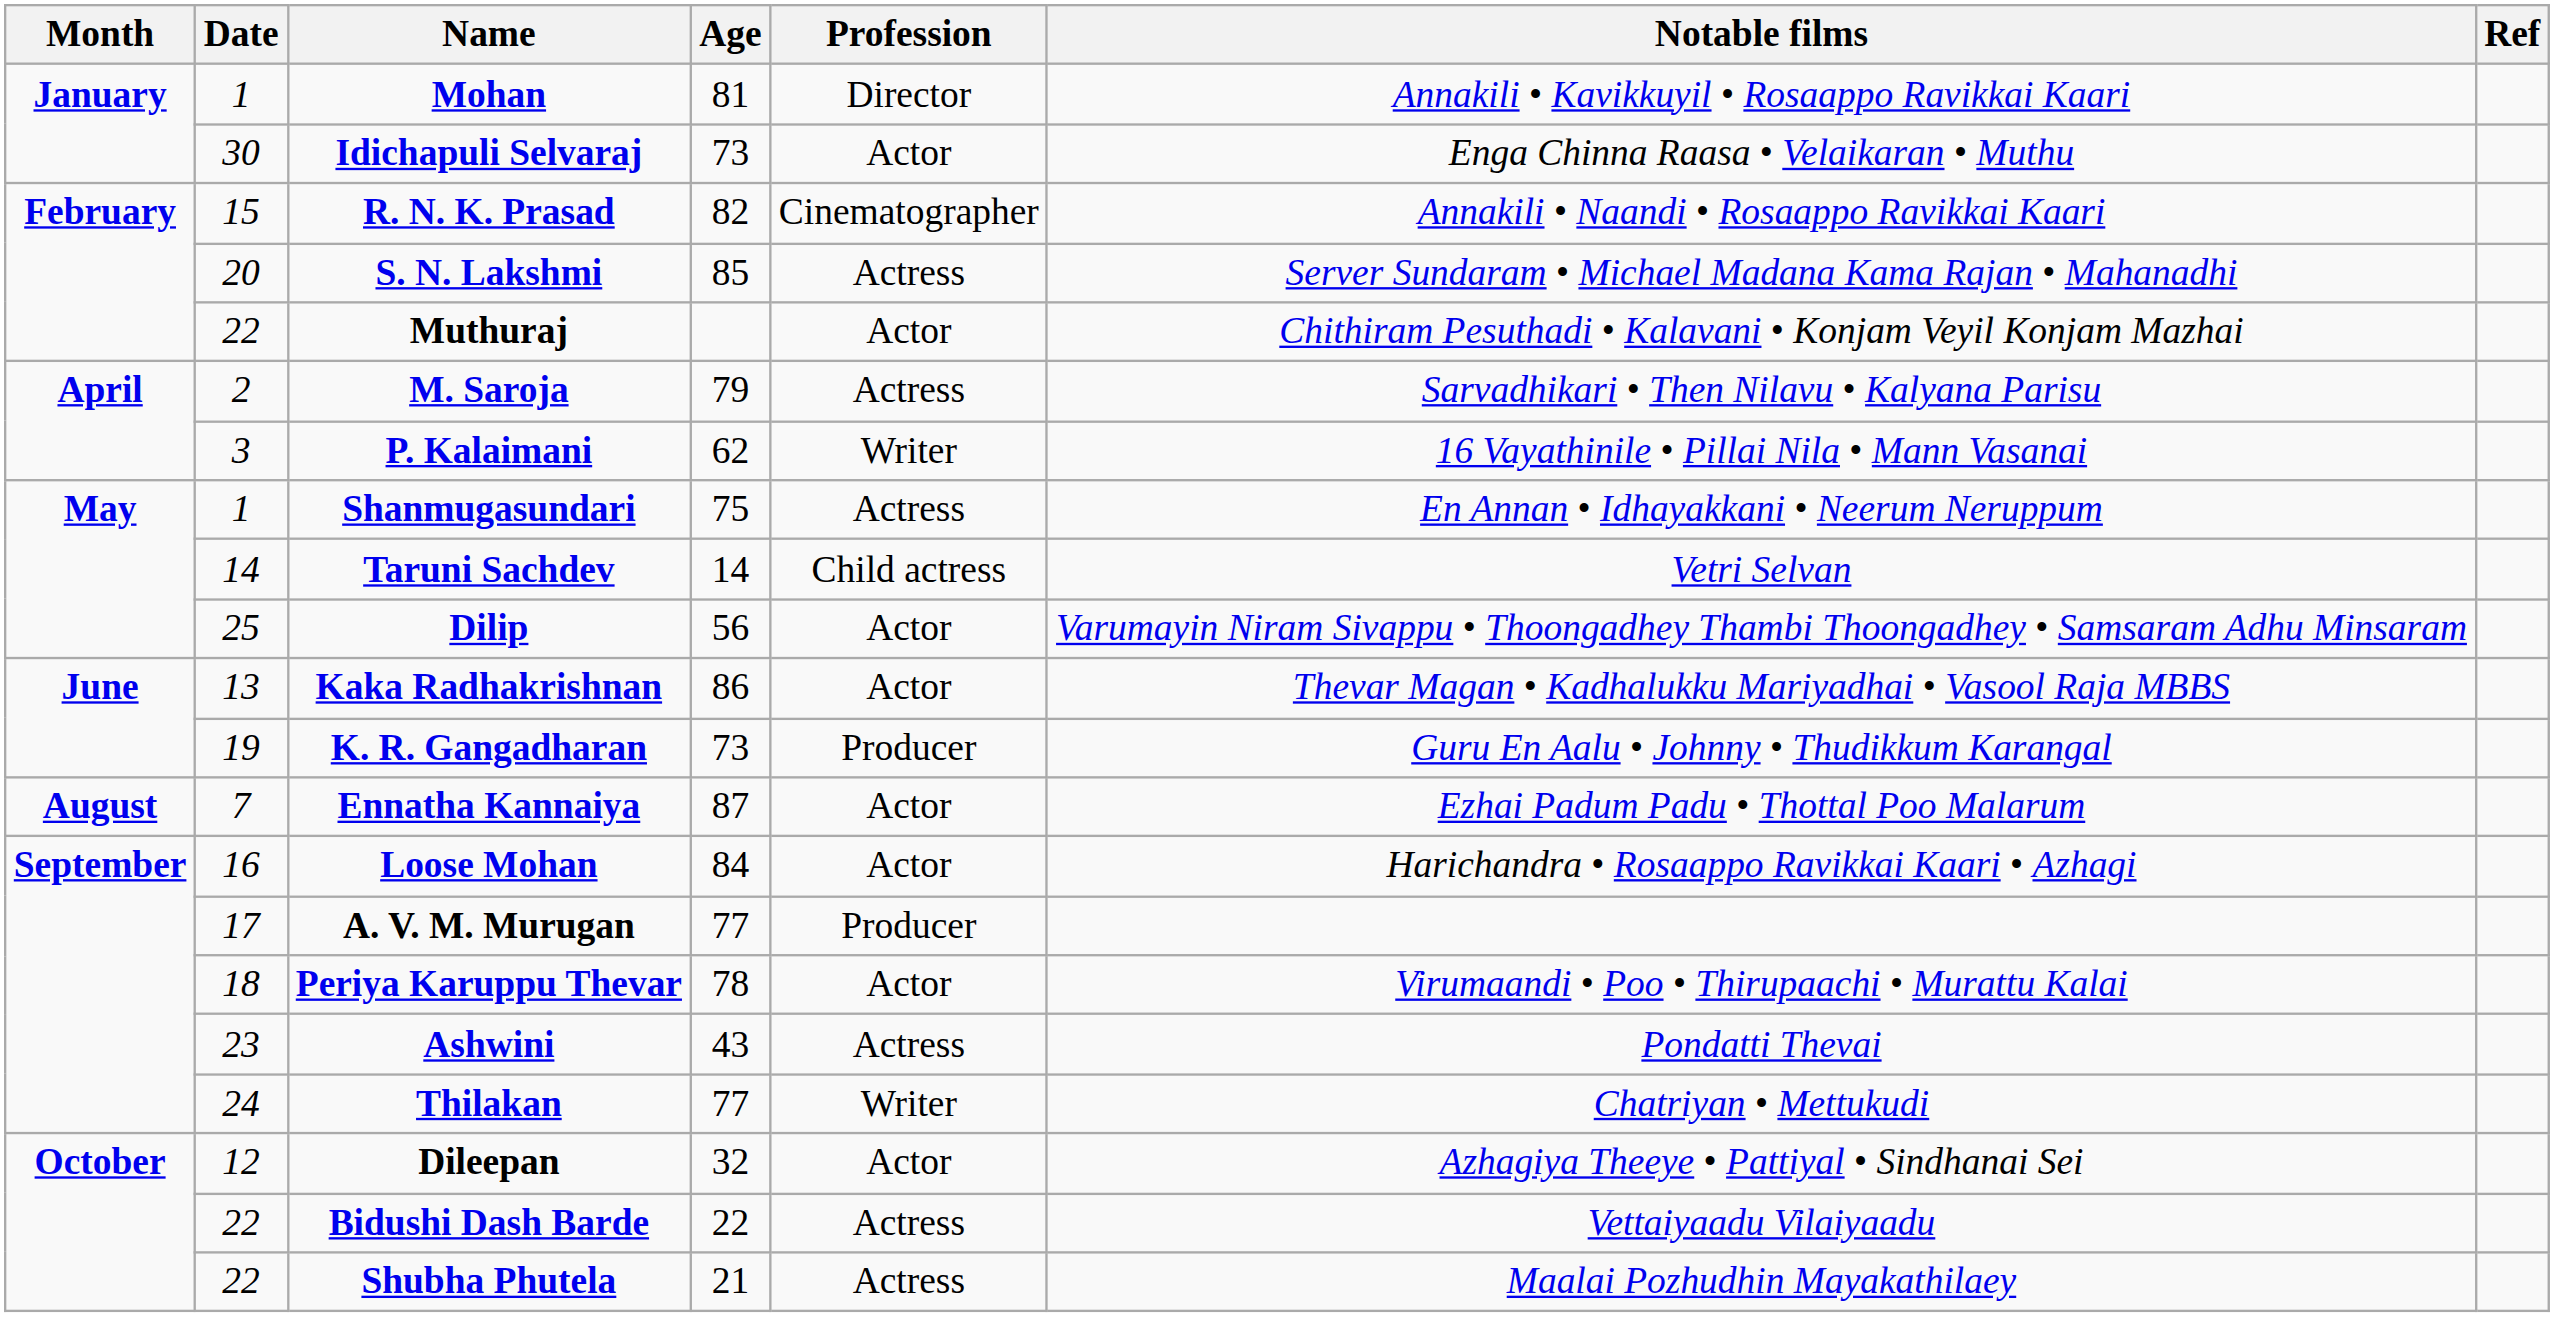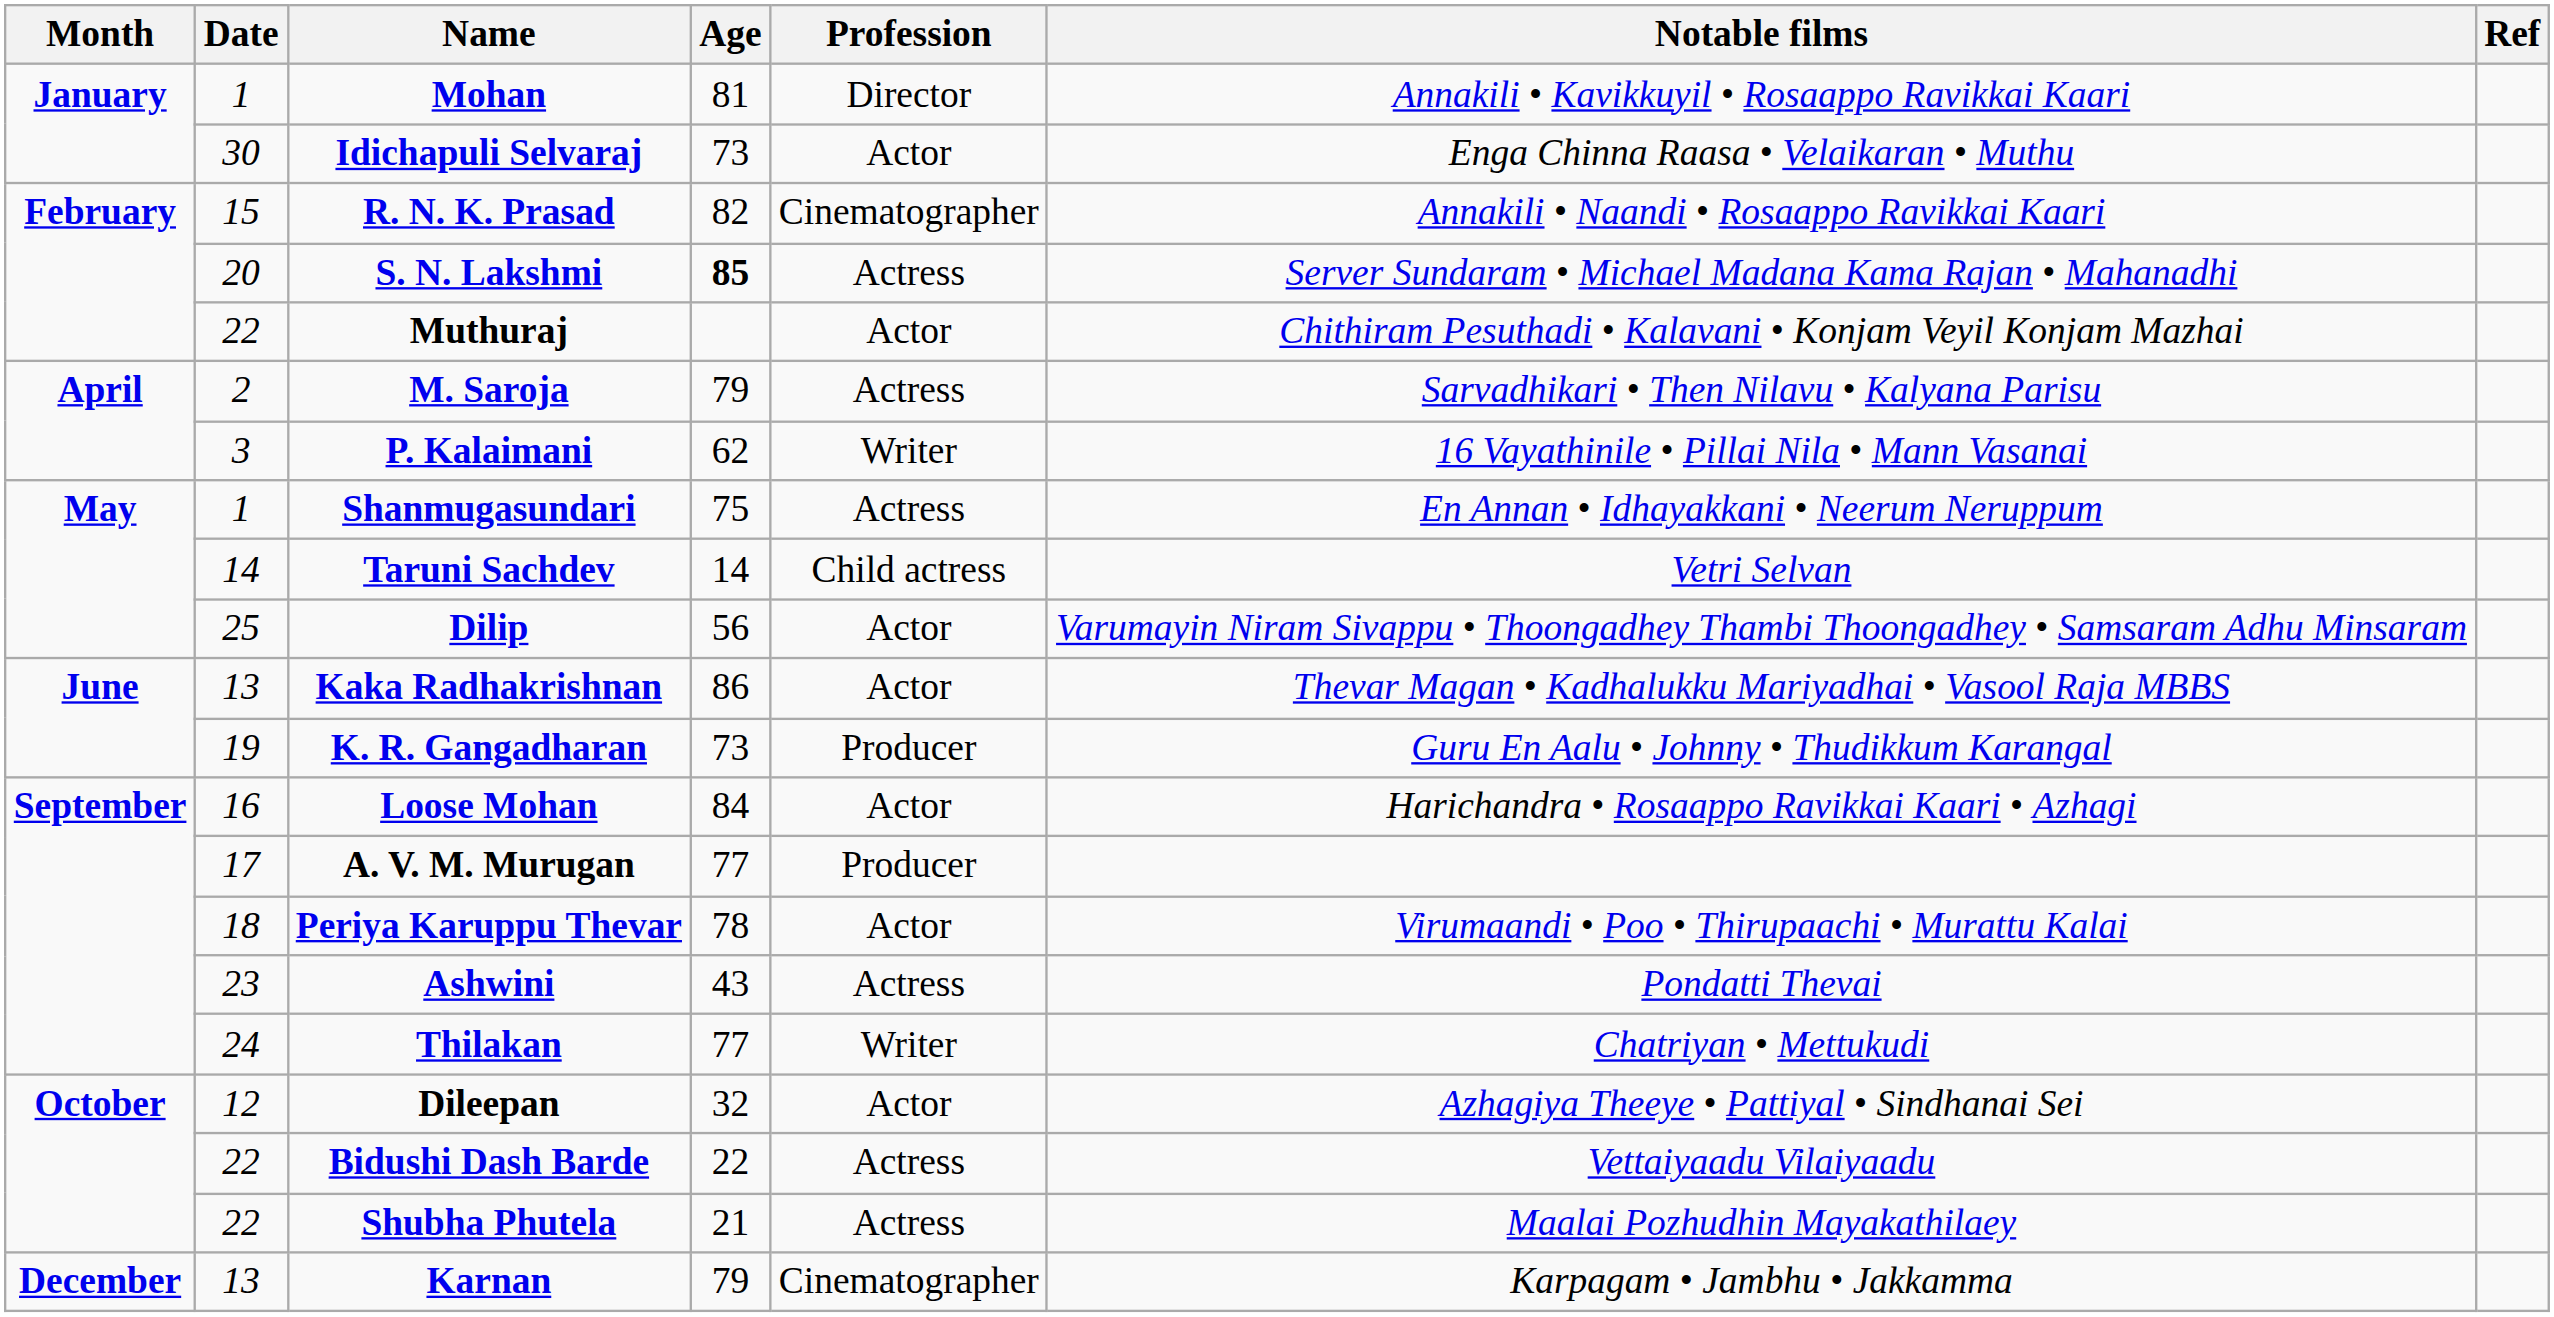(730, 271) normal -> (730, 271) bold
- row: (489, 806)
+ row: (489, 1281)
